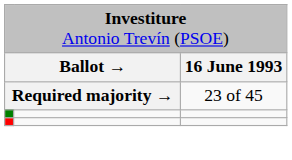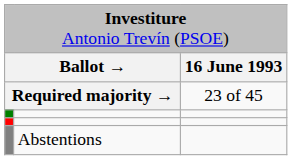+ row: (9, 140)
